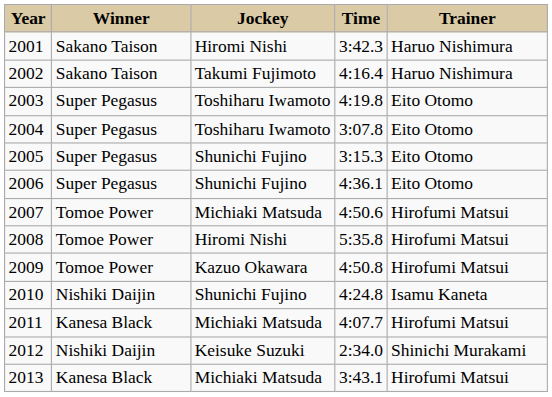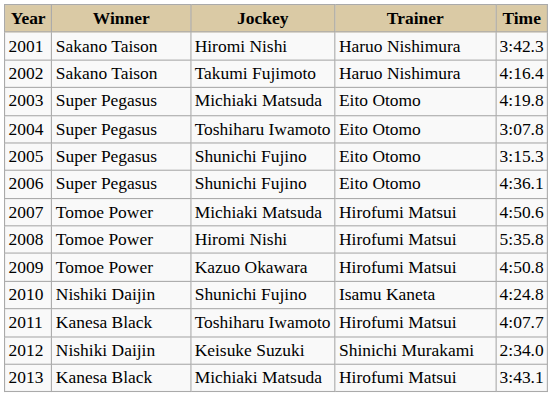columns swapped: (467, 18) <-> (361, 18)
(263, 101) Toshiharu Iwamoto -> (258, 101) Michiaki Matsuda
(258, 322) Michiaki Matsuda -> (263, 322) Toshiharu Iwamoto
